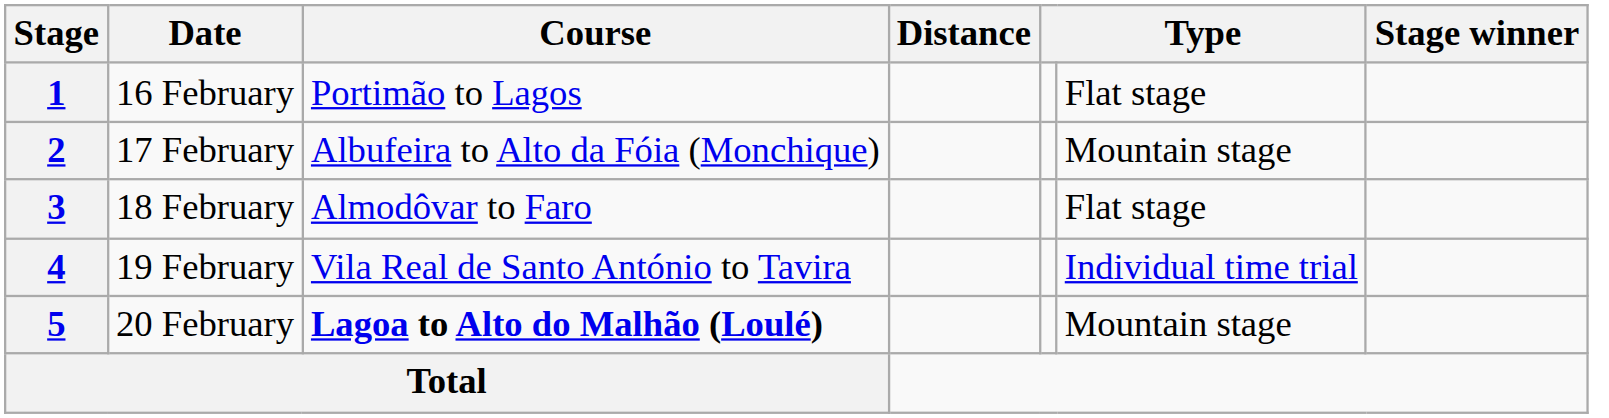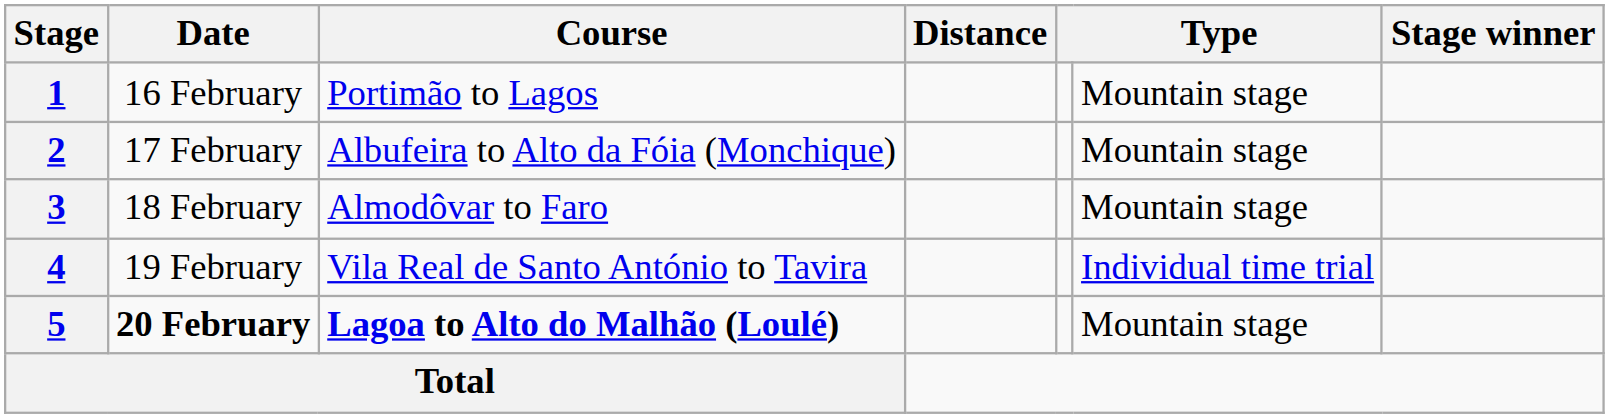(1135, 91) Flat stage -> (1195, 91) Mountain stage
(1135, 207) Flat stage -> (1195, 207) Mountain stage
(205, 324) normal -> (213, 324) bold
